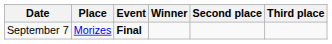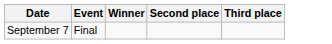- column: (93, 13)
(129, 30) bold -> (85, 30) normal
